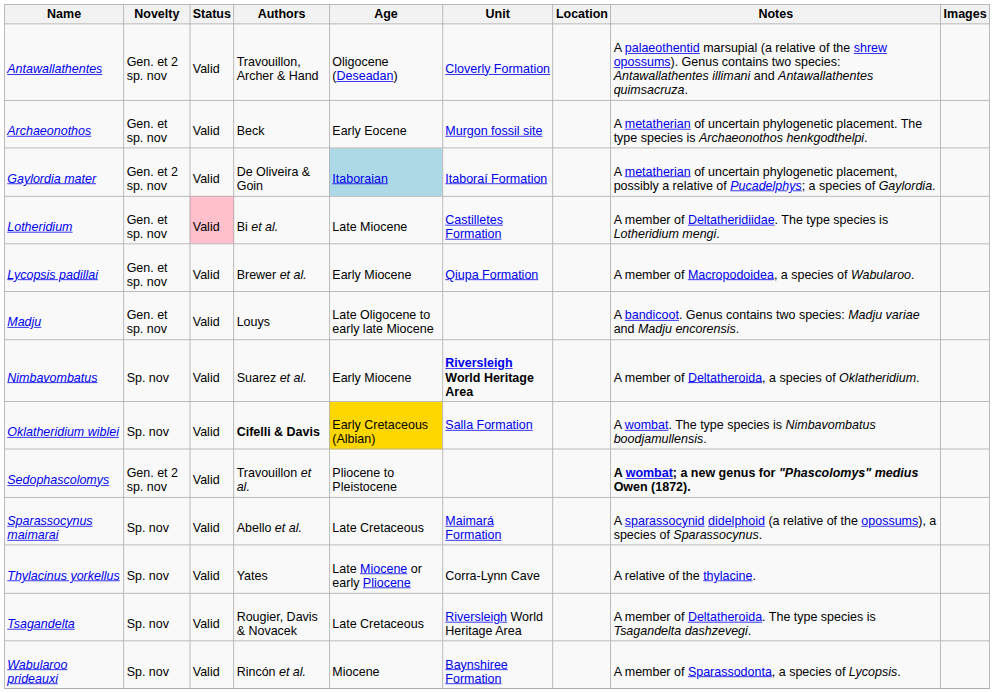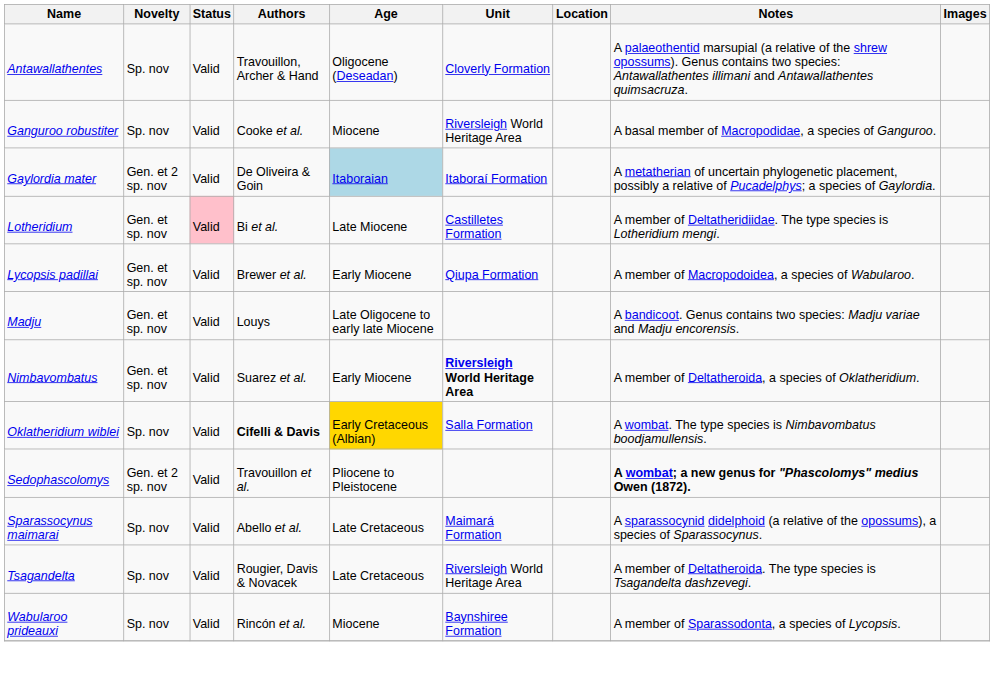(152, 69) Gen. et 2 sp. nov -> (148, 69) Sp. nov
- row: (49, 131)
+ row: (63, 131)
(148, 377) Sp. nov -> (147, 377) Gen. et sp. nov
- row: (63, 576)
